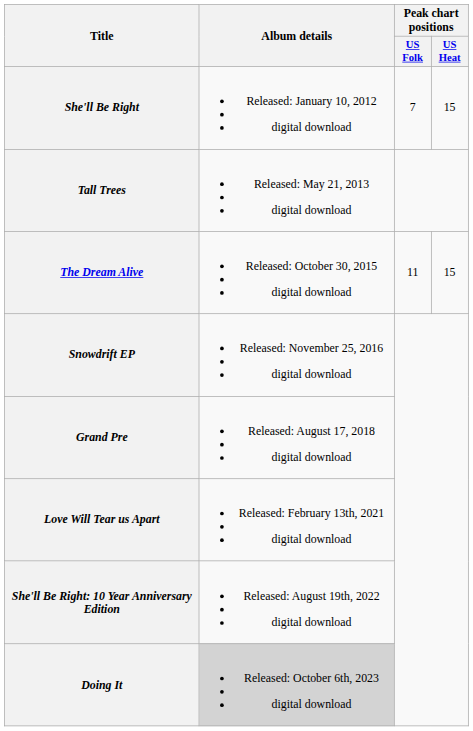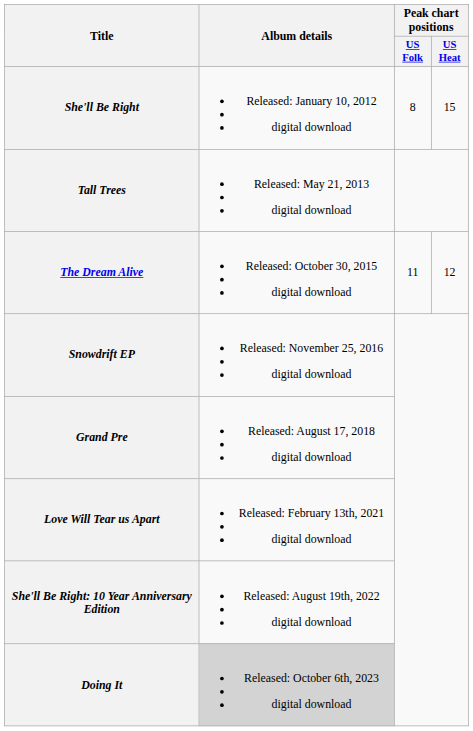(413, 107) 7 -> (413, 107) 8
(450, 272) 15 -> (450, 272) 12
